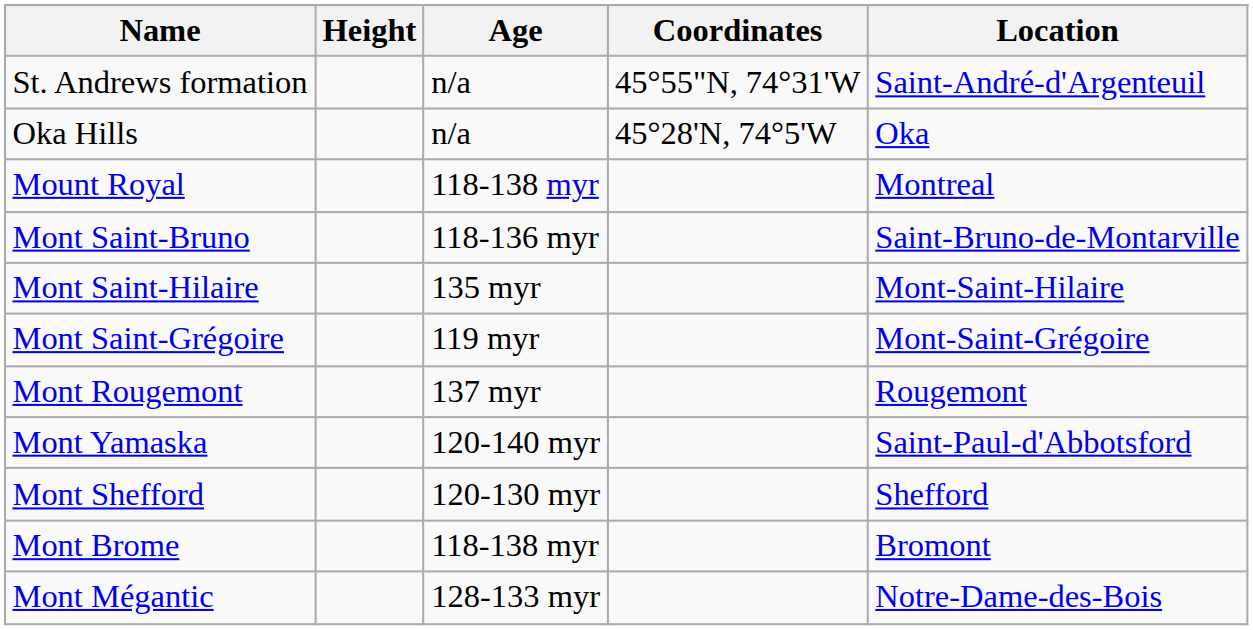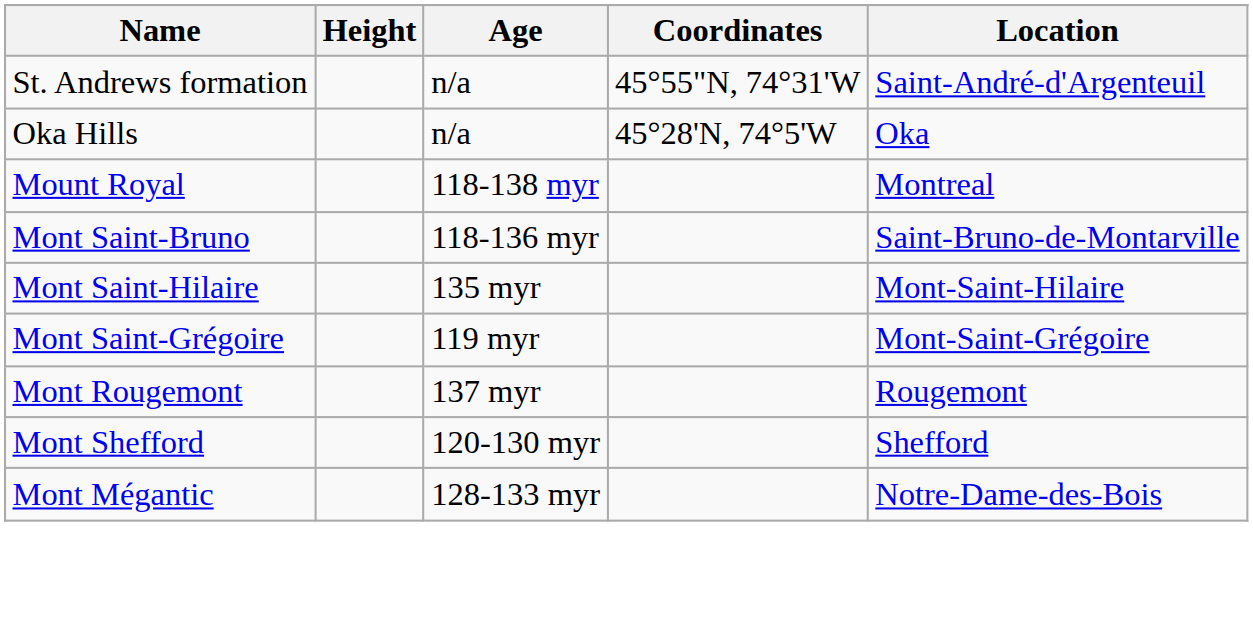- row: (110, 442)
- row: (96, 545)
